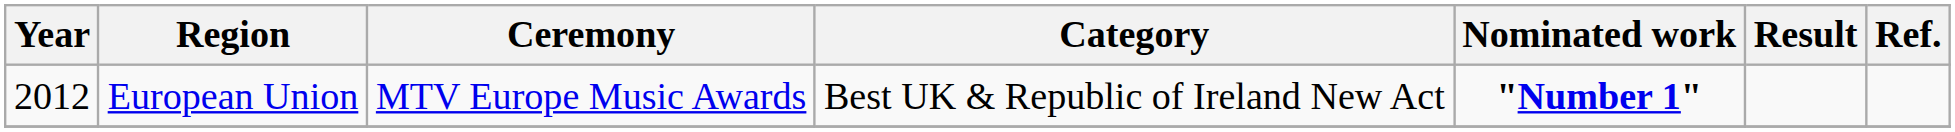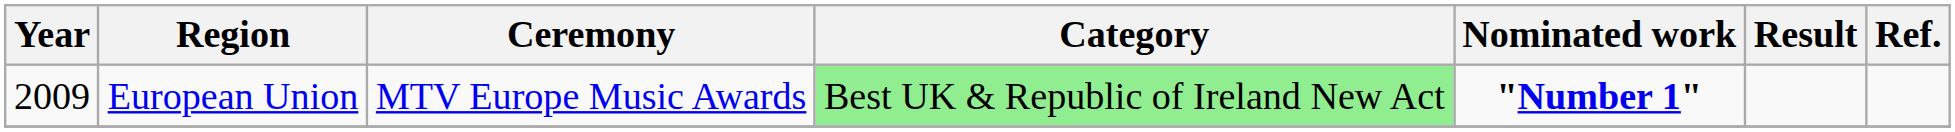(52, 95) 2012 -> (52, 95) 2009
(1134, 95) no background -> (1134, 95) lightgreen background
